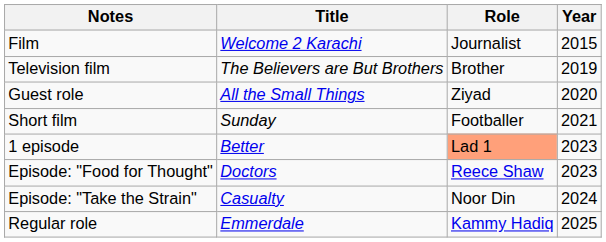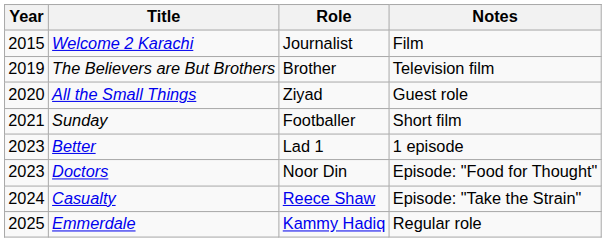columns swapped: (579, 17) <-> (111, 17)
(471, 146) lightsalmon background -> (303, 146) no background
(497, 172) Reece Shaw -> (315, 172) Noor Din
(483, 198) Noor Din -> (329, 198) Reece Shaw
